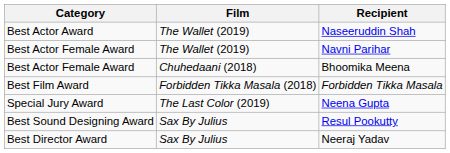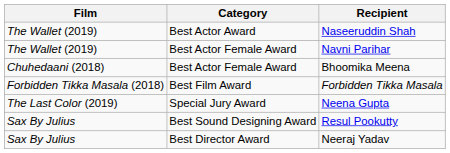columns swapped: (238, 13) <-> (80, 13)
